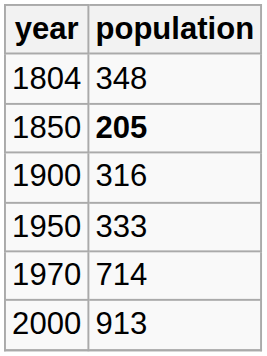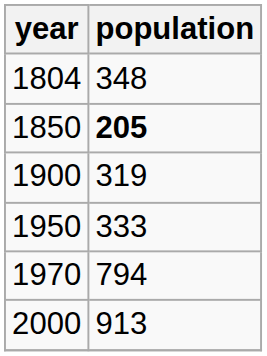(121, 176) 316 -> (121, 176) 319
(121, 275) 714 -> (121, 275) 794
